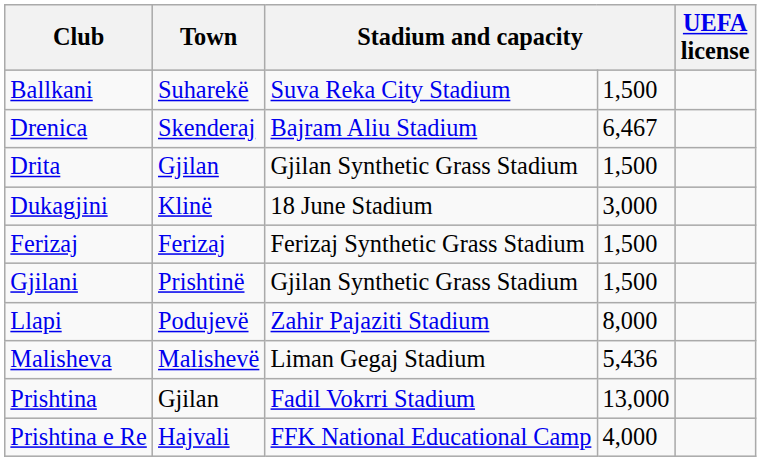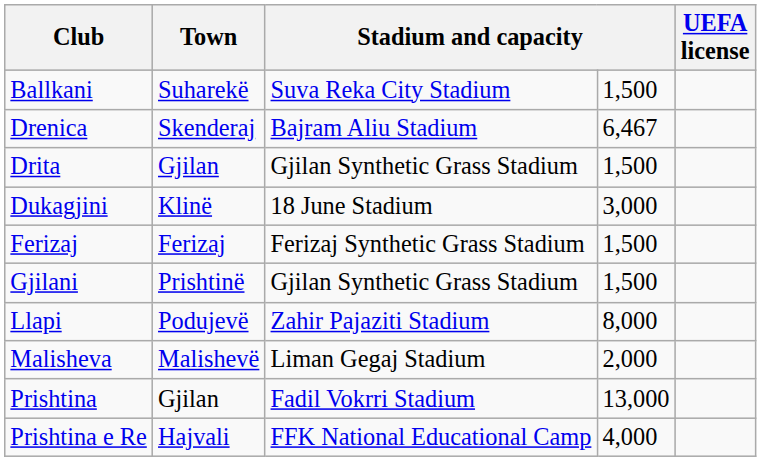(630, 359) 5,436 -> (630, 359) 2,000
